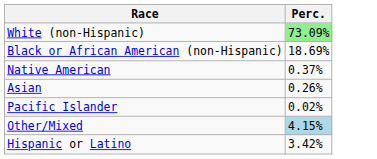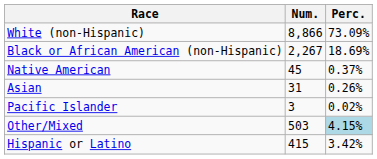+ column: (305, 14)
(309, 32) lightgreen background -> (349, 32) no background
